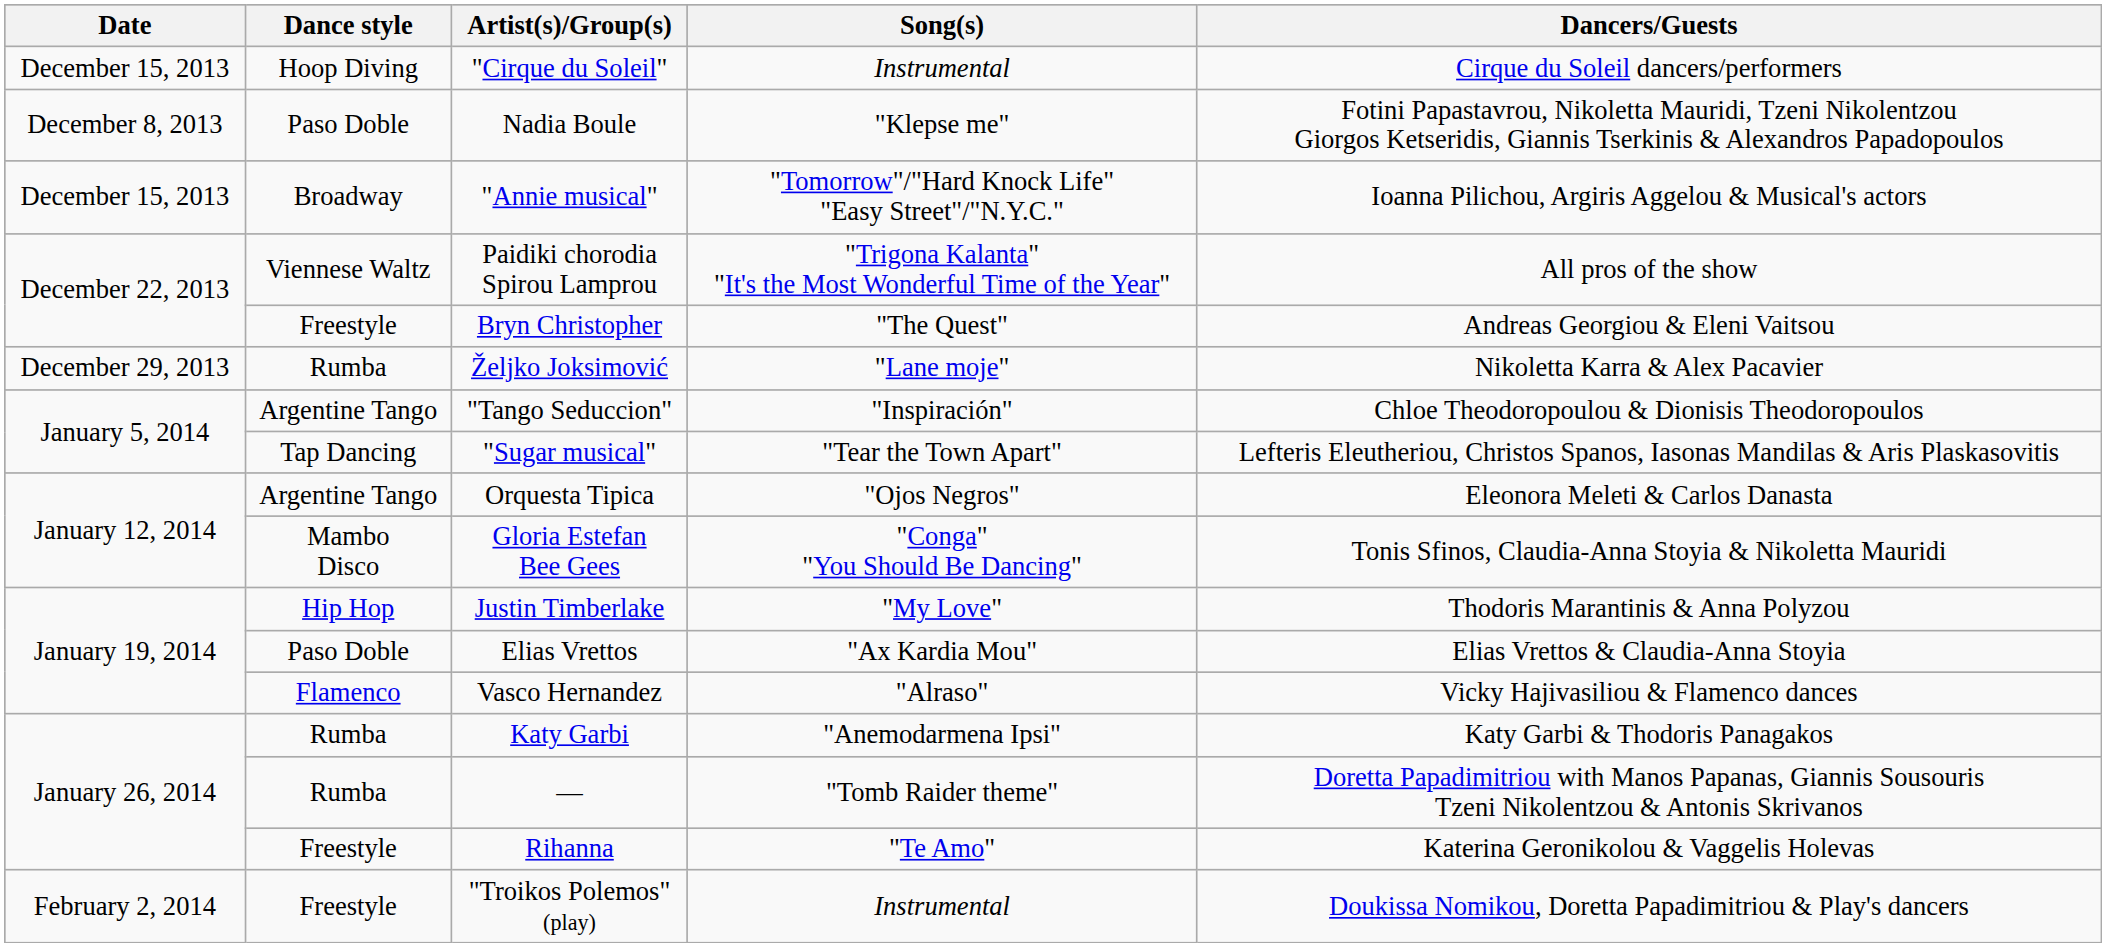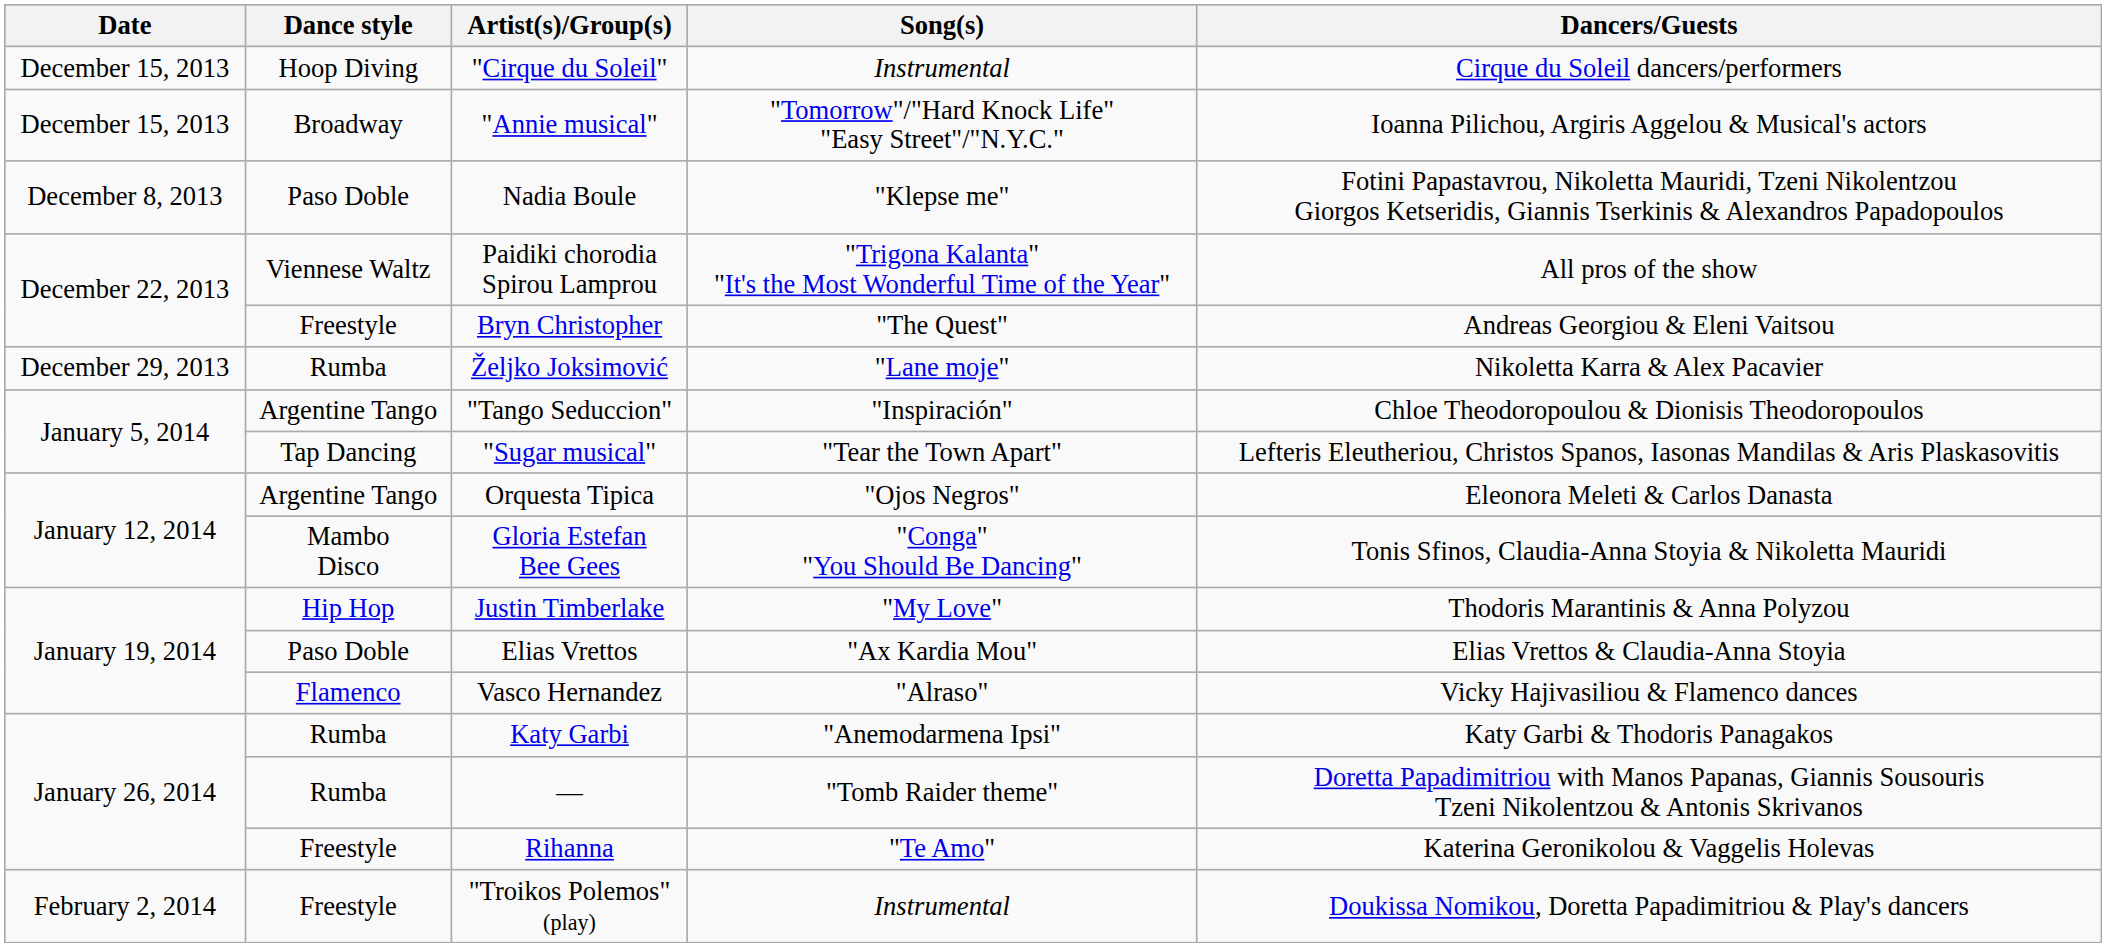rows swapped: (570, 124) <-> (570, 196)
